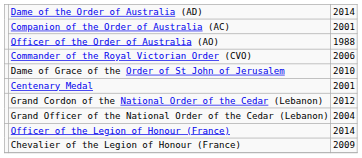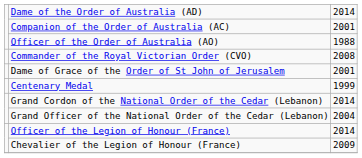(344, 56) 2006 -> (344, 56) 2008
(344, 71) 2010 -> (344, 71) 2001
(344, 86) 2001 -> (344, 86) 1999
(344, 101) 2012 -> (344, 101) 2014
